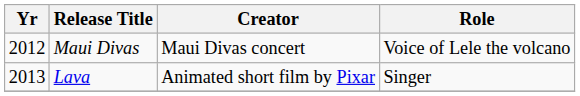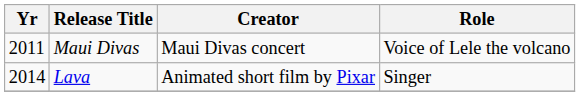(27, 47) 2012 -> (27, 47) 2011
(27, 76) 2013 -> (27, 76) 2014
